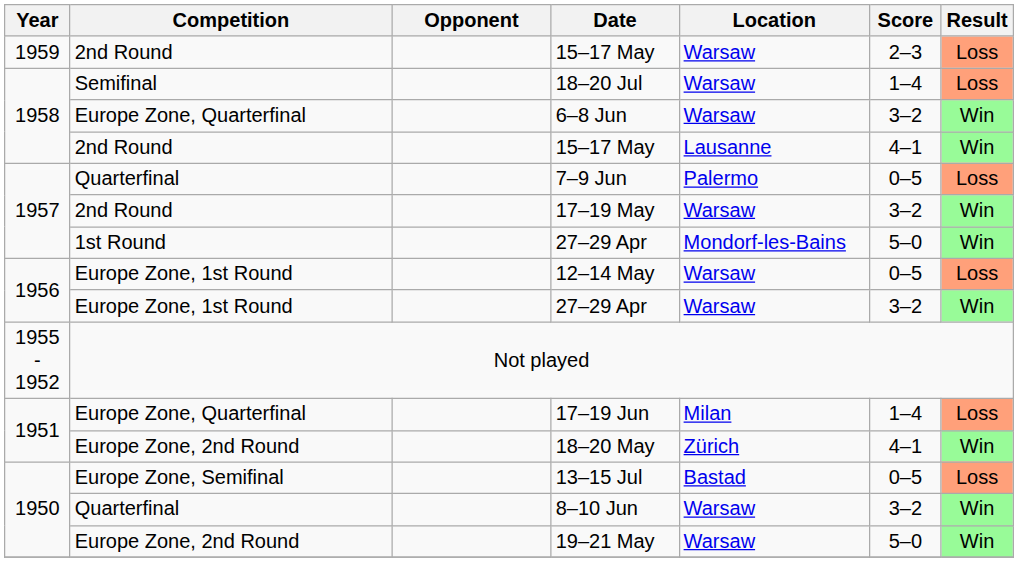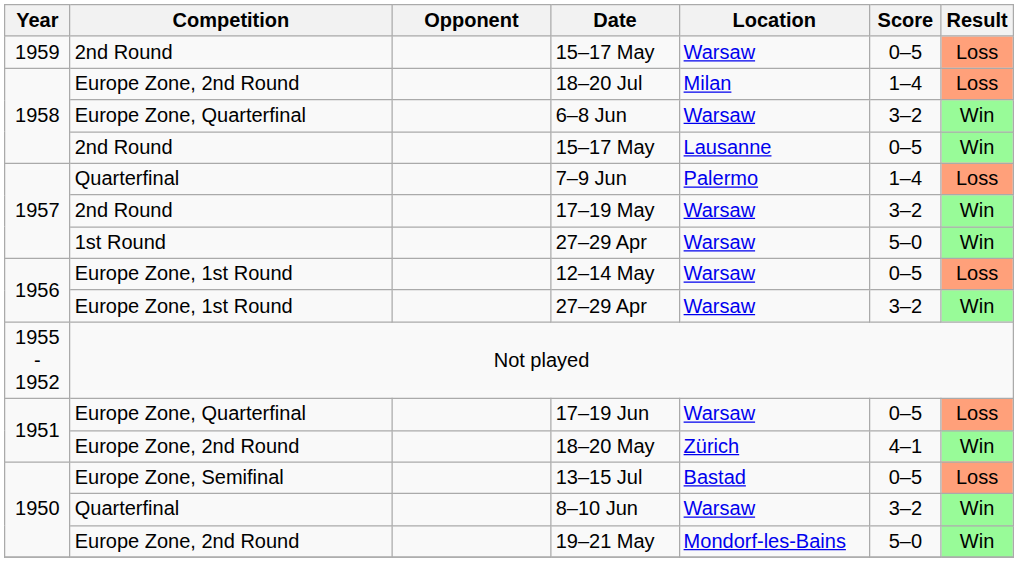(905, 52) 2–3 -> (905, 52) 0–5
(116, 83) Semifinal -> (187, 83) Europe Zone, 2nd Round
(719, 83) Warsaw -> (708, 83) Milan
(905, 147) 4–1 -> (905, 147) 0–5
(905, 178) 0–5 -> (905, 178) 1–4
(765, 242) Mondorf-les-Bains -> (719, 242) Warsaw
(708, 414) Milan -> (719, 414) Warsaw
(905, 414) 1–4 -> (905, 414) 0–5
(719, 541) Warsaw -> (765, 541) Mondorf-les-Bains
